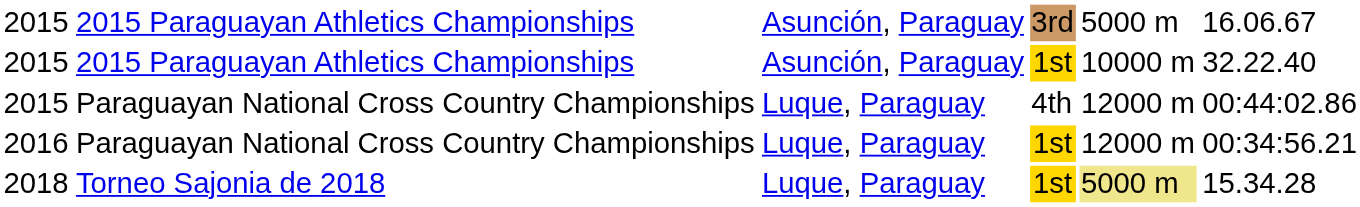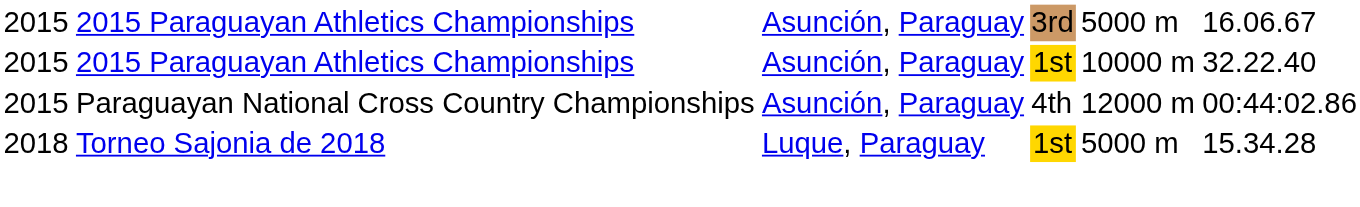(873, 103) Luque, Paraguay -> (893, 103) Asunción, Paraguay
- row: (36, 143)
(1130, 183) khaki background -> (1130, 143) no background
